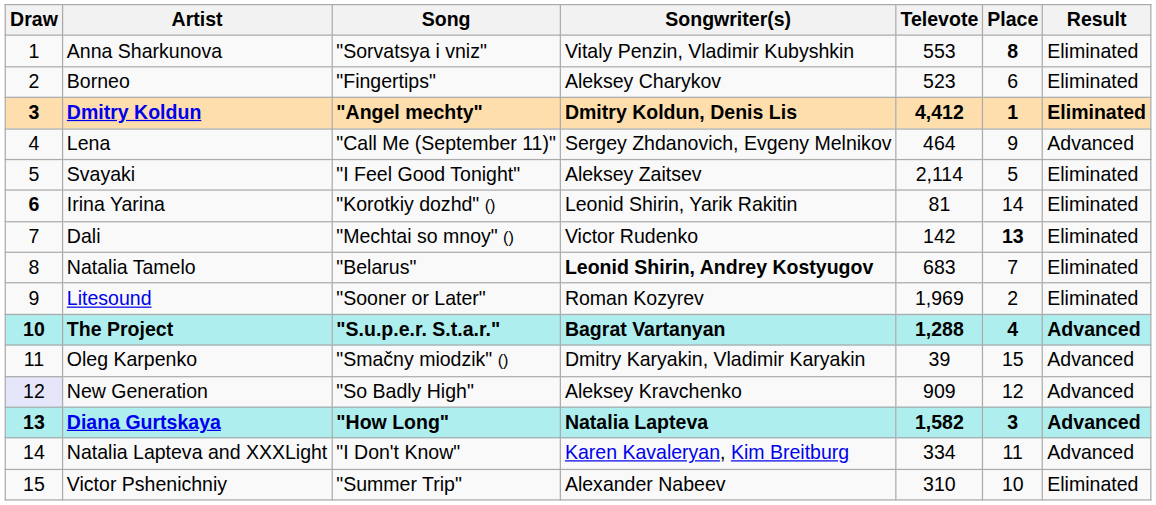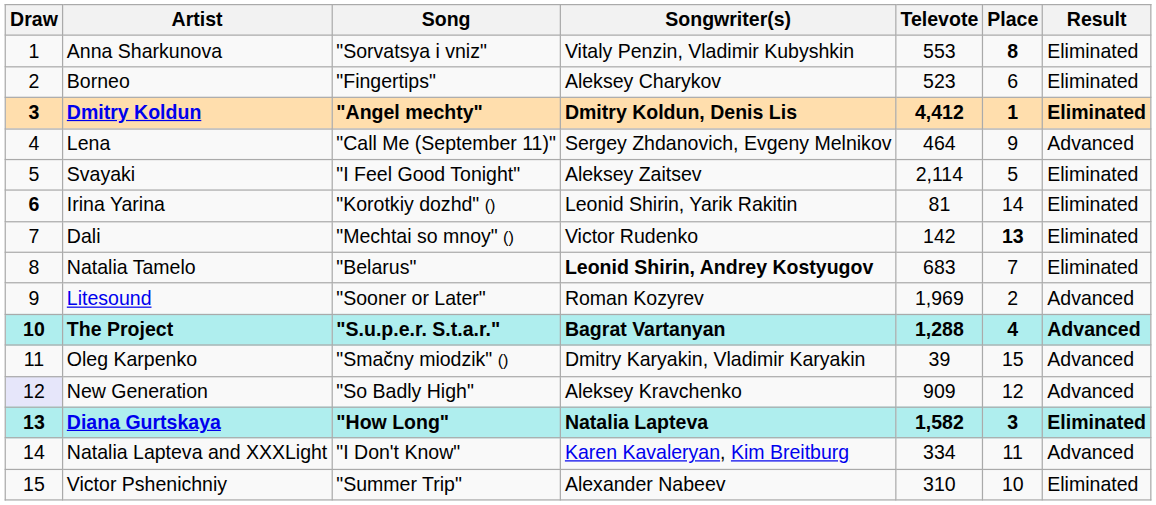(1093, 298) Eliminated -> (1091, 298) Advanced
(1094, 422) Advanced -> (1097, 422) Eliminated
